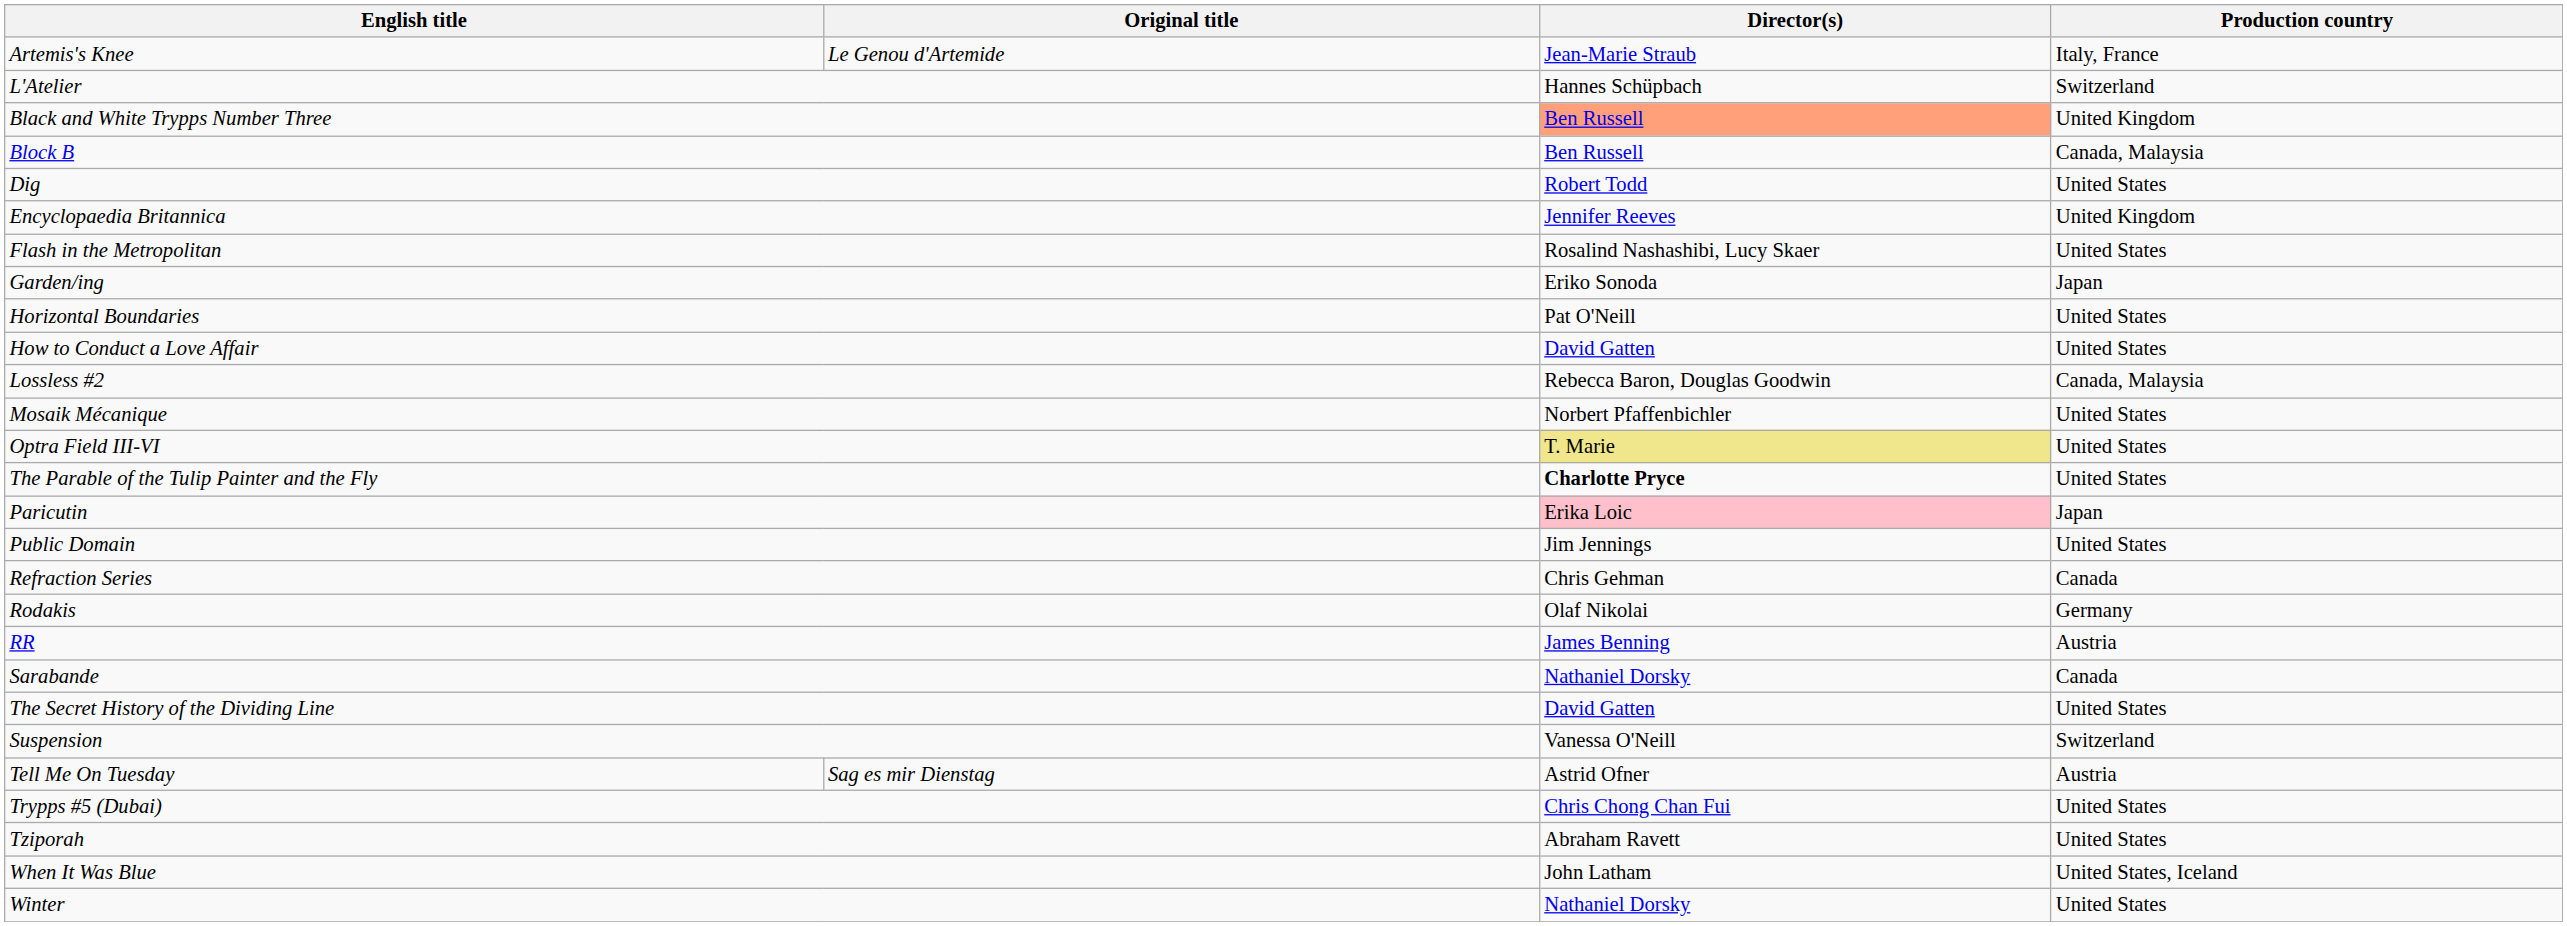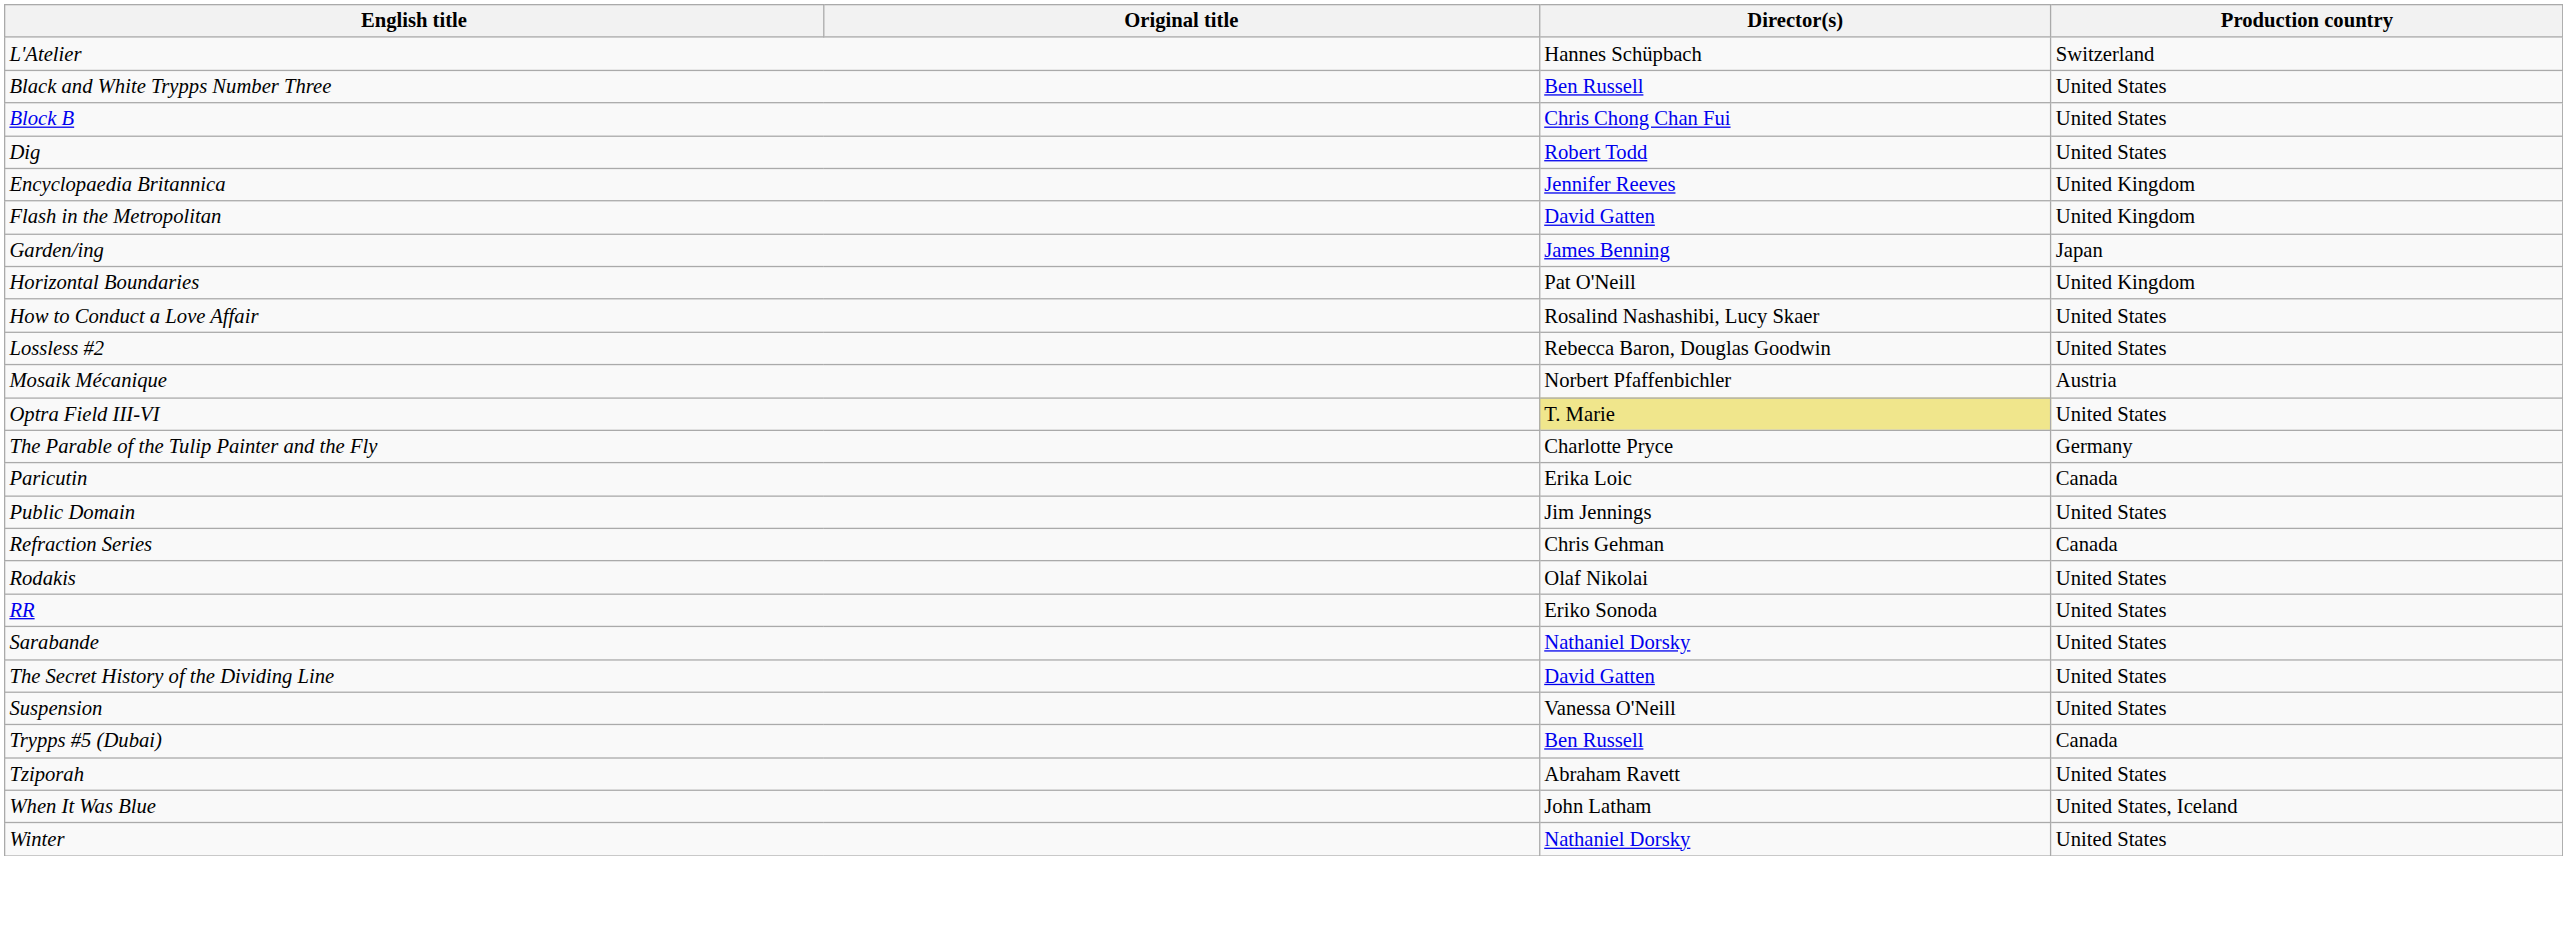- row: (72, 53)
(1594, 119) lightsalmon background -> (1594, 86) no background
(2125, 119) United Kingdom -> (2111, 86) United States
(1594, 151) Ben Russell -> (1637, 119) Chris Chong Chan Fui
(2130, 151) Canada, Malaysia -> (2111, 119) United States
(1682, 250) Rosalind Nashashibi, Lucy Skaer -> (1600, 217) David Gatten
(2111, 250) United States -> (2125, 217) United Kingdom
(1601, 282) Eriko Sonoda -> (1607, 250) James Benning
(2111, 315) United States -> (2125, 282) United Kingdom
(1600, 348) David Gatten -> (1682, 315) Rosalind Nashashibi, Lucy Skaer
(2130, 380) Canada, Malaysia -> (2111, 348) United States
(2111, 413) United States -> (2086, 380) Austria
(1614, 479) bold -> (1609, 446) normal
(2111, 479) United States -> (2094, 446) Germany
(1588, 511) pink background -> (1588, 479) no background
(2079, 511) Japan -> (2087, 479) Canada
(2094, 610) Germany -> (2111, 577) United States
(1607, 642) James Benning -> (1601, 610) Eriko Sonoda
(2086, 642) Austria -> (2111, 610) United States
(2087, 675) Canada -> (2111, 642) United States
(2105, 741) Switzerland -> (2111, 708) United States
- row: (92, 773)
(1637, 806) Chris Chong Chan Fui -> (1594, 741) Ben Russell
(2111, 806) United States -> (2087, 741) Canada
